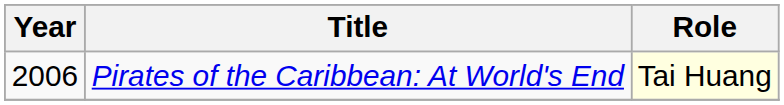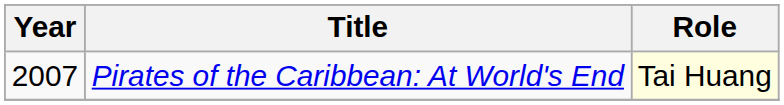(45, 75) 2006 -> (45, 75) 2007
